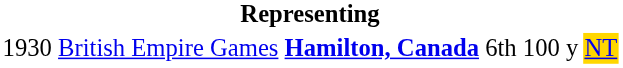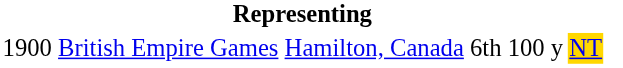(27, 48) 1930 -> (27, 48) 1900
(382, 48) bold -> (374, 48) normal
